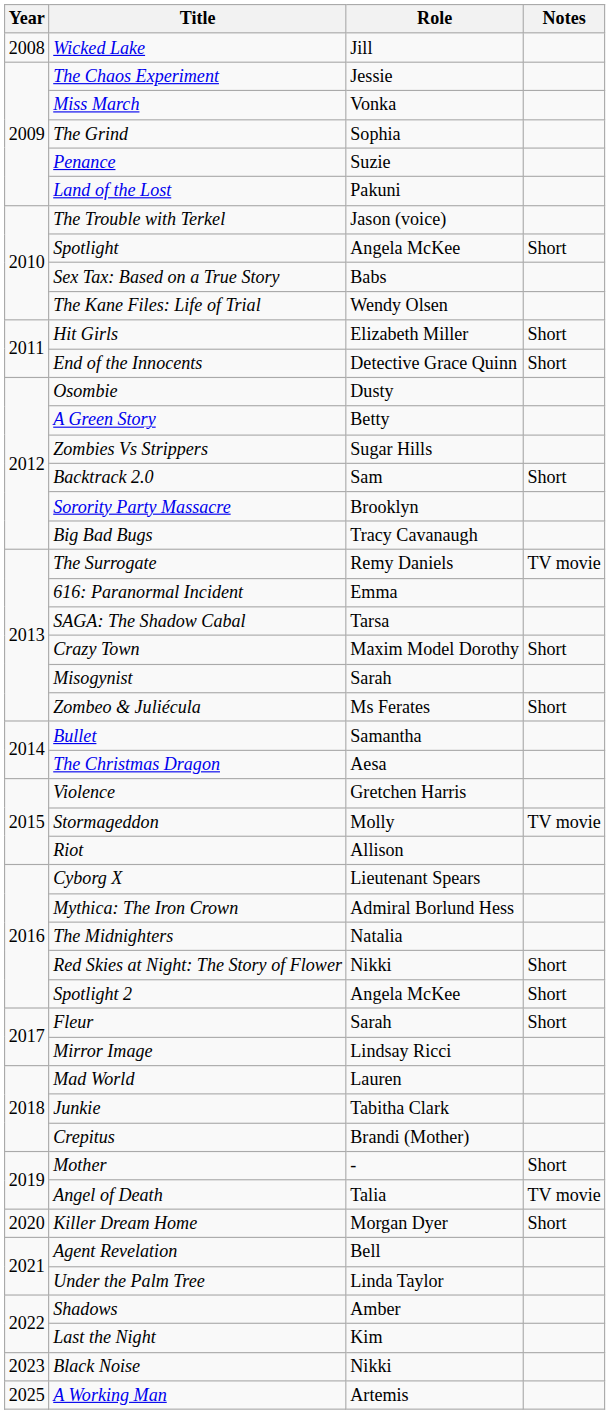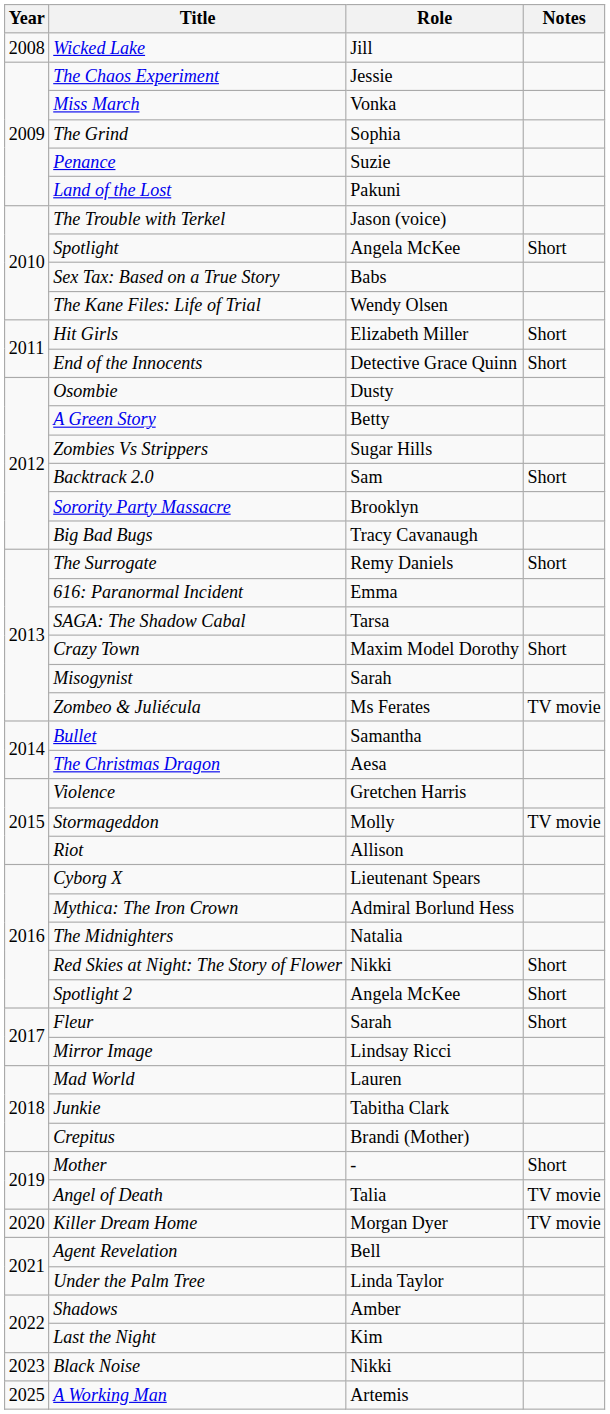(564, 563) TV movie -> (547, 563) Short
(547, 707) Short -> (564, 707) TV movie
(547, 1223) Short -> (564, 1223) TV movie
